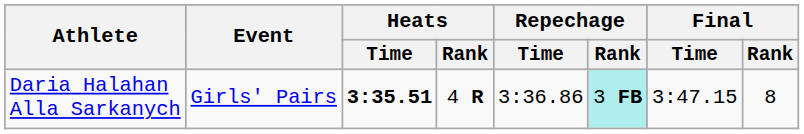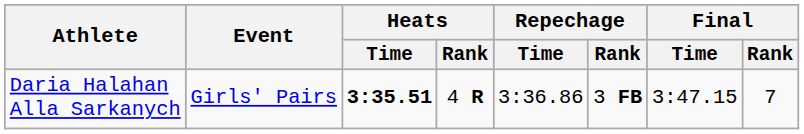(618, 98) paleturquoise background -> (618, 98) no background
(770, 98) 8 -> (770, 98) 7
